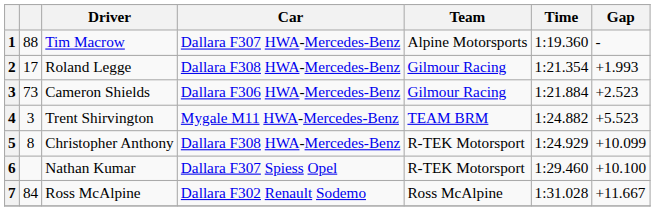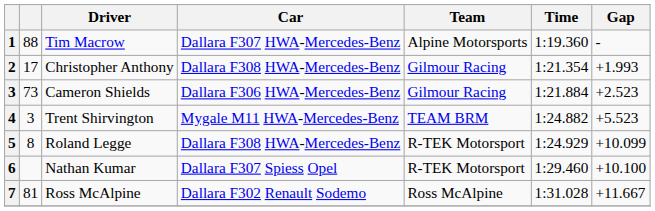(88, 67) Roland Legge -> (110, 67) Christopher Anthony
(110, 143) Christopher Anthony -> (88, 143) Roland Legge
(31, 193) 84 -> (31, 193) 81
